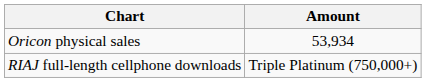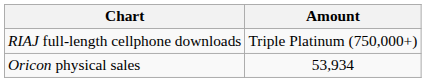rows swapped: (74, 41) <-> (125, 65)
